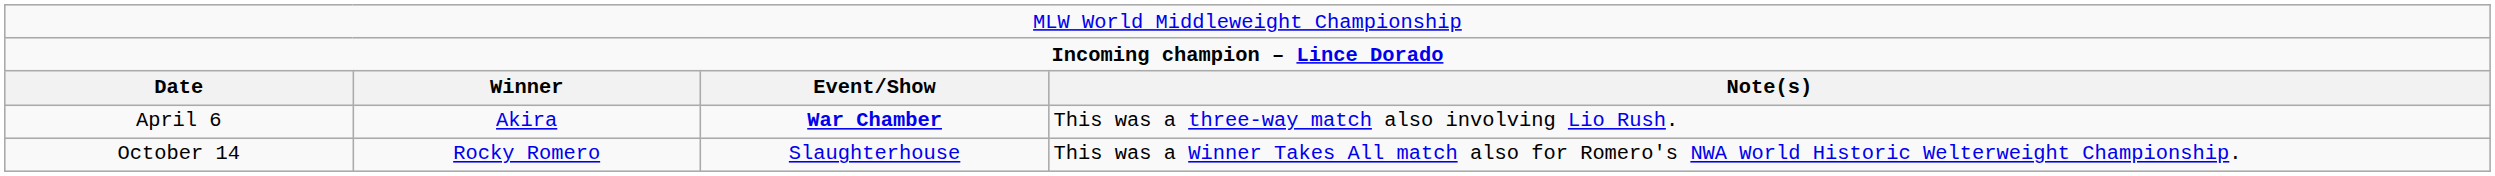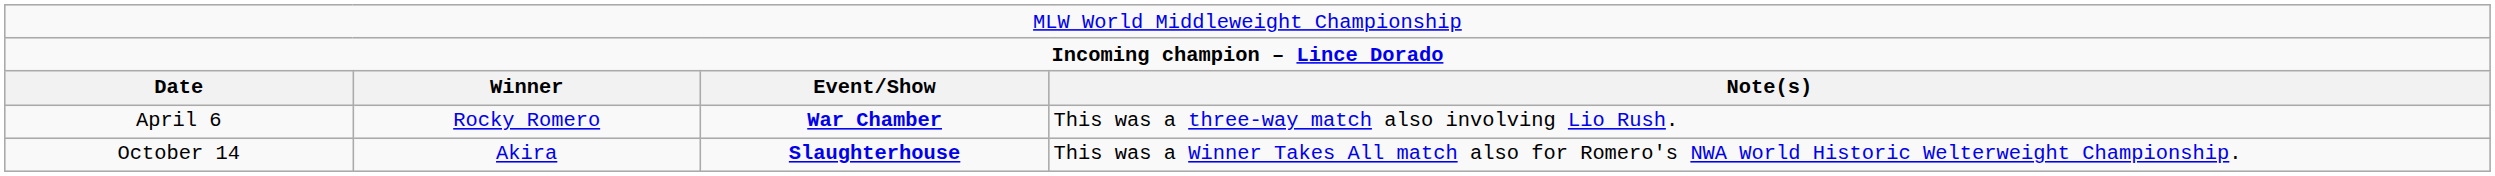(527, 121) Akira -> (527, 121) Rocky Romero
(527, 154) Rocky Romero -> (527, 154) Akira
(875, 154) normal -> (875, 154) bold
